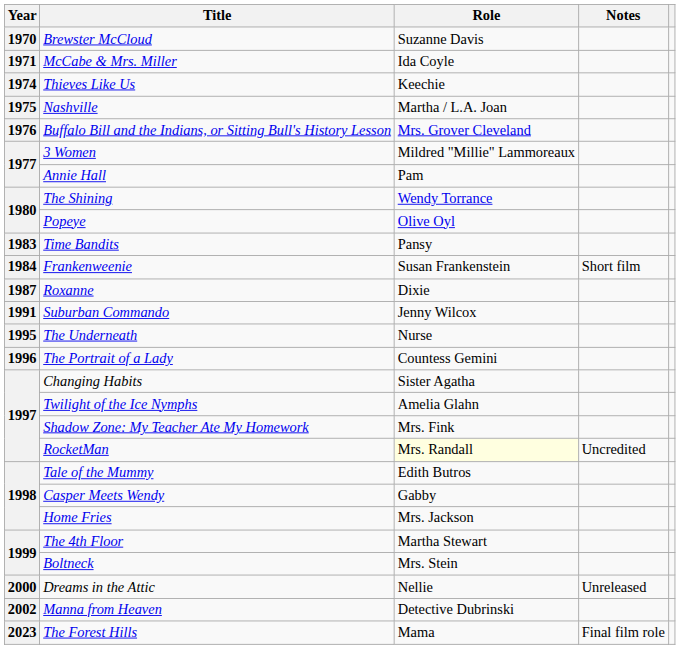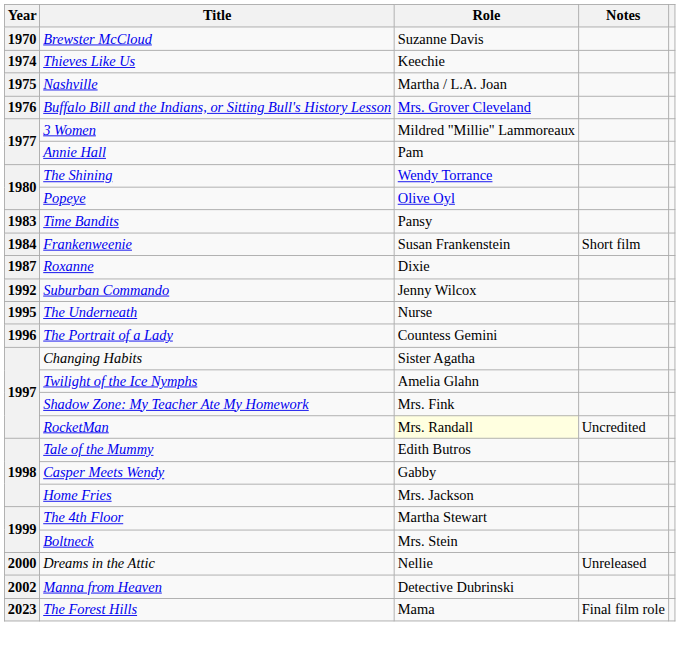- row: (110, 61)
(22, 312) 1991 -> (22, 289) 1992
